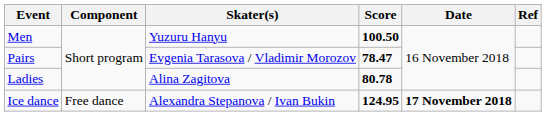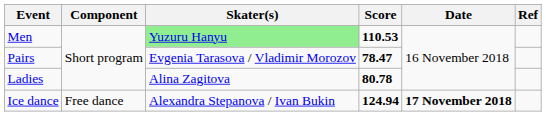(188, 36) no background -> (188, 36) lightgreen background
(381, 36) 100.50 -> (380, 36) 110.53
(381, 100) 124.95 -> (381, 100) 124.94
